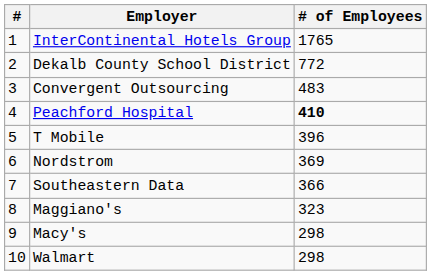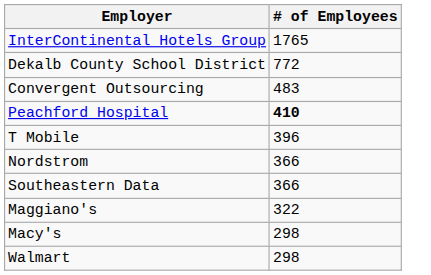- column: (17, 17)
(311, 162) 369 -> (286, 162) 366
(311, 210) 323 -> (286, 210) 322
